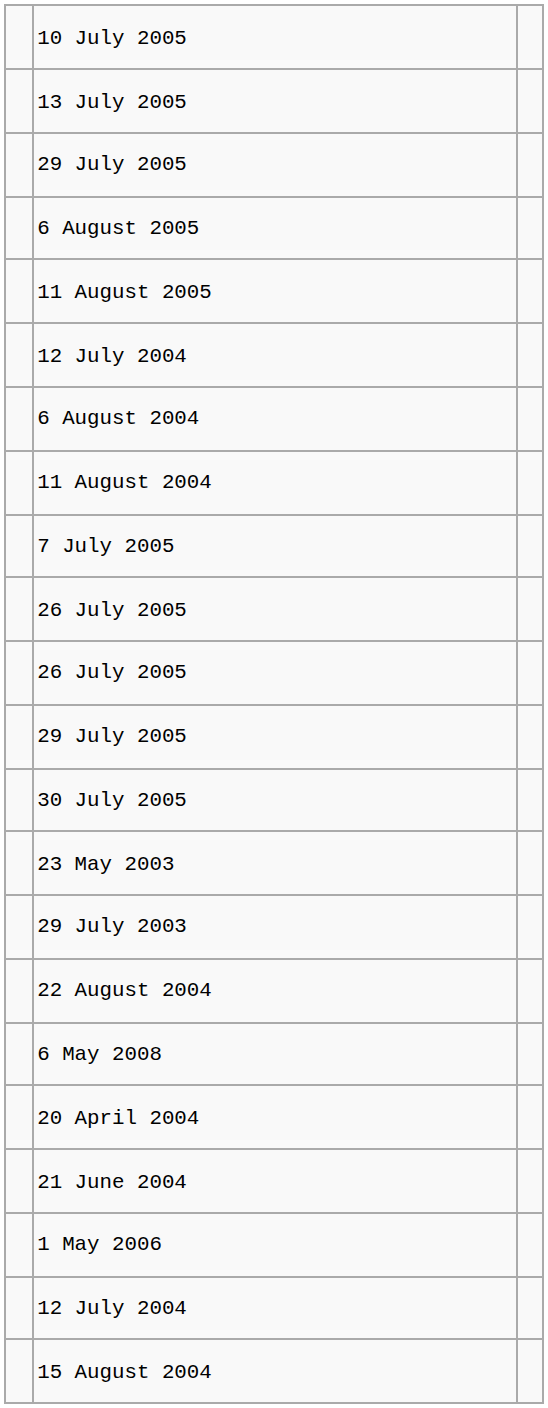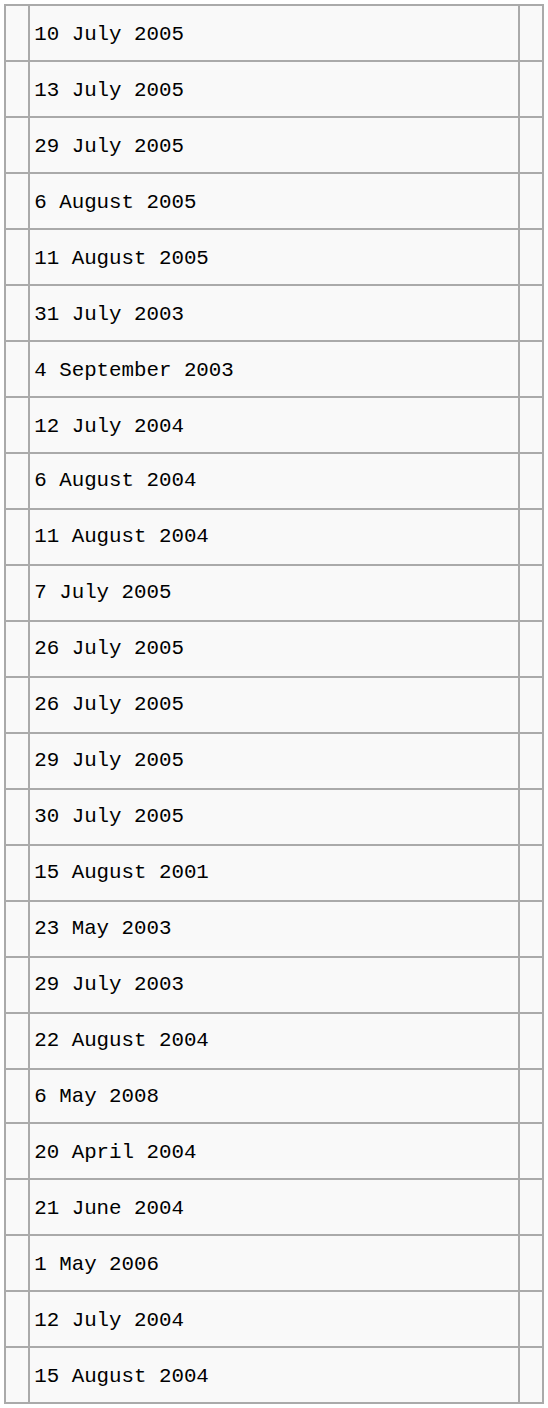+ row: (17, 313)
+ row: (17, 369)
+ row: (17, 872)
